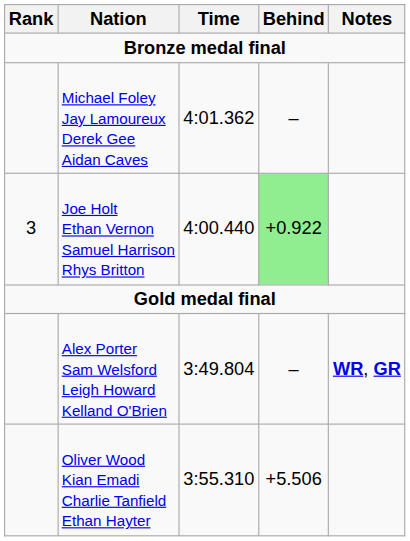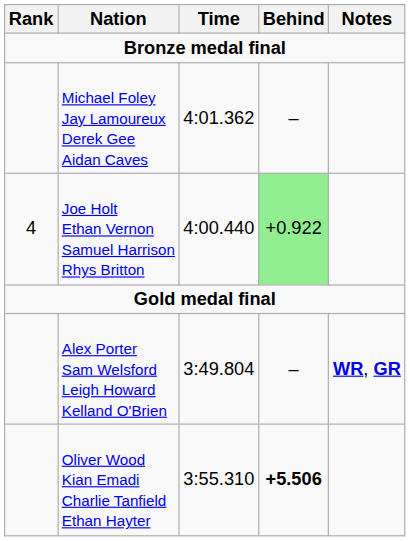(31, 228) 3 -> (31, 228) 4
(294, 479) normal -> (294, 479) bold
